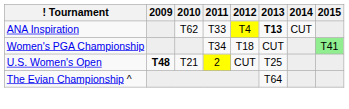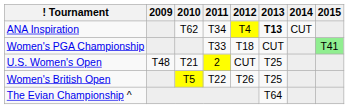(217, 29) T33 -> (217, 29) T34
(217, 46) T34 -> (217, 46) T33
(161, 63) bold -> (161, 63) normal
+ row: (59, 79)
